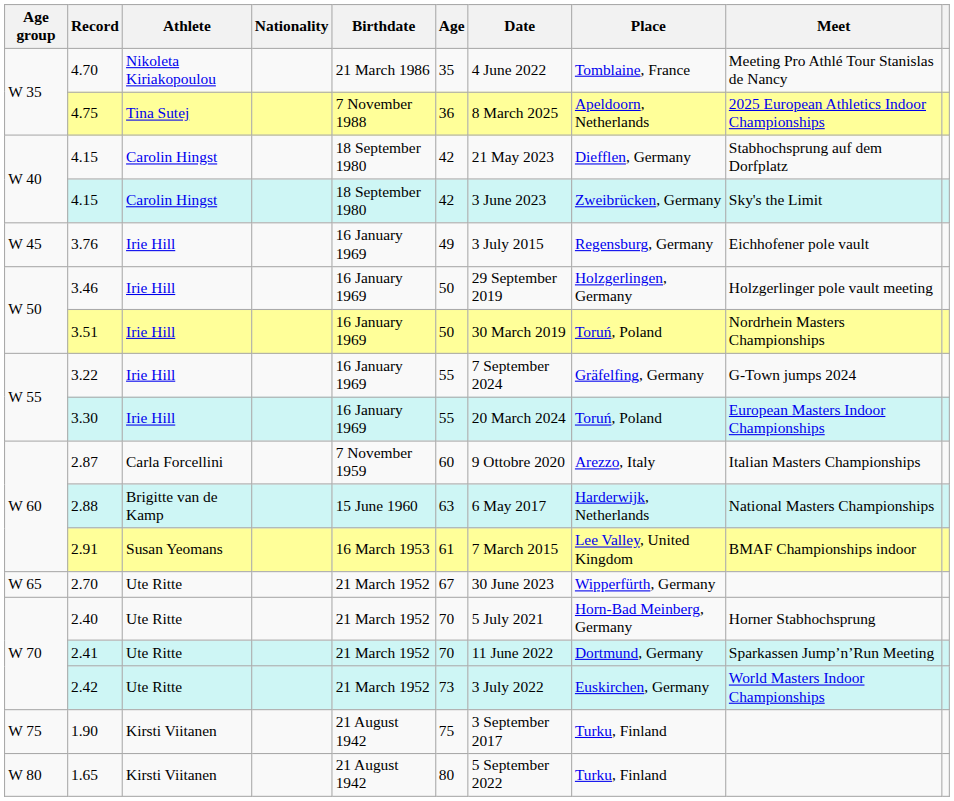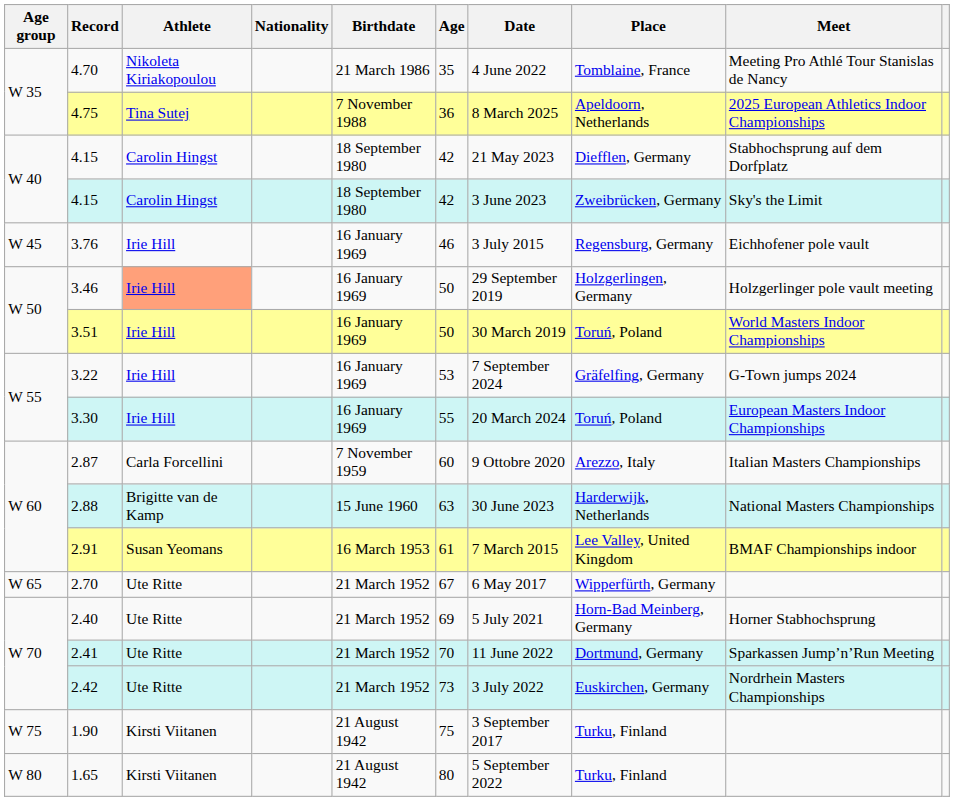(447, 244) 49 -> (447, 244) 46
(151, 288) no background -> (151, 288) lightsalmon background
(787, 331) Nordrhein Masters Championships -> (797, 331) World Masters Indoor Championships
(447, 375) 55 -> (447, 375) 53
(509, 506) 6 May 2017 -> (513, 506) 30 June 2023
(513, 584) 30 June 2023 -> (509, 584) 6 May 2017
(447, 618) 70 -> (447, 618) 69
(797, 687) World Masters Indoor Championships -> (787, 687) Nordrhein Masters Championships
